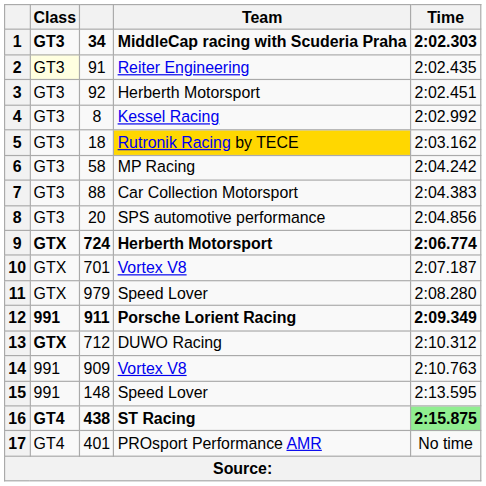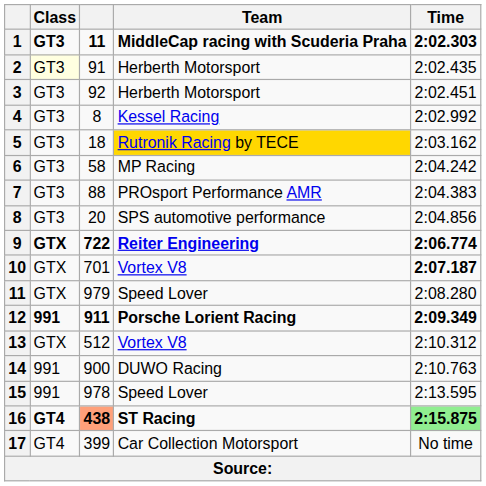(97, 42) 34 -> (97, 42) 11
(184, 67) Reiter Engineering -> (189, 67) Herberth Motorsport
(208, 192) Car Collection Motorsport -> (220, 192) PROsport Performance AMR
(97, 242) 724 -> (97, 242) 722
(195, 242) Herberth Motorsport -> (188, 242) Reiter Engineering
(446, 268) normal -> (446, 268) bold
(50, 343) bold -> (50, 343) normal
(97, 343) 712 -> (97, 343) 512
(170, 343) DUWO Racing -> (152, 343) Vortex V8
(97, 368) 909 -> (97, 368) 900
(152, 368) Vortex V8 -> (170, 368) DUWO Racing
(97, 393) 148 -> (97, 393) 978
(97, 418) no background -> (97, 418) lightsalmon background
(97, 443) 401 -> (97, 443) 399
(220, 443) PROsport Performance AMR -> (208, 443) Car Collection Motorsport
